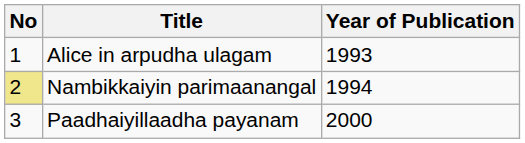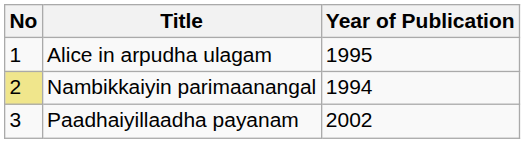(349, 54) 1993 -> (349, 54) 1995
(349, 120) 2000 -> (349, 120) 2002
